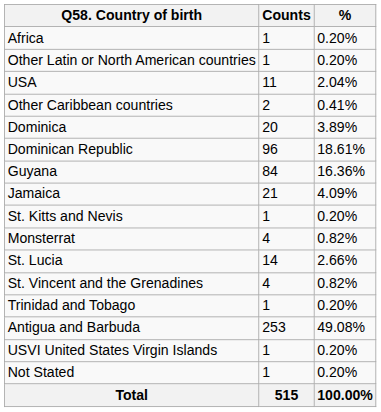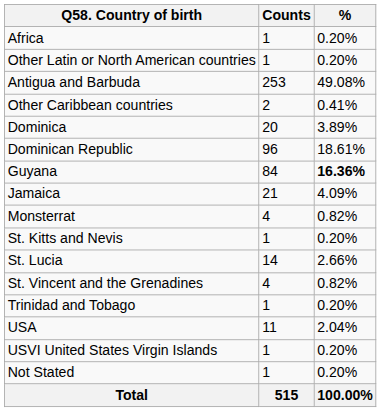rows swapped: (74, 328) <-> (22, 82)
(341, 171) normal -> (341, 171) bold
rows swapped: (41, 238) <-> (65, 216)
